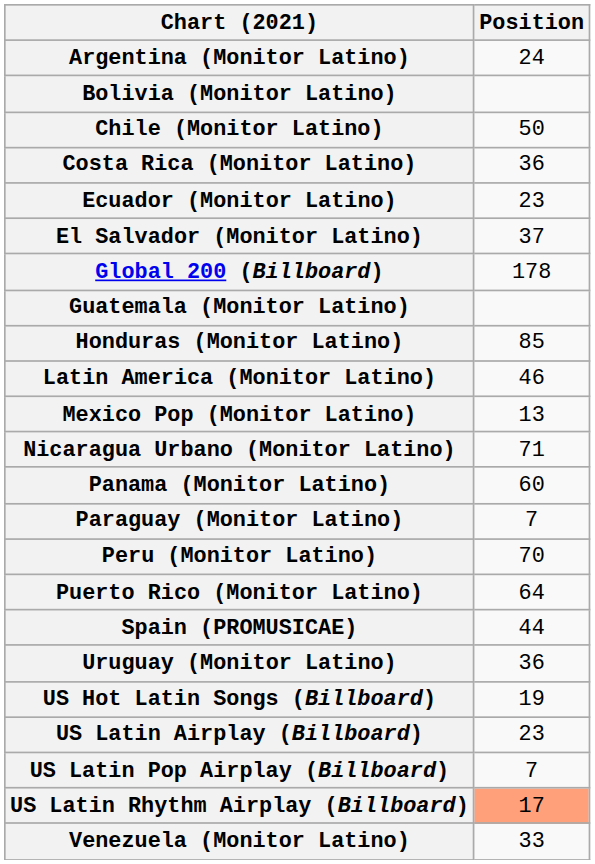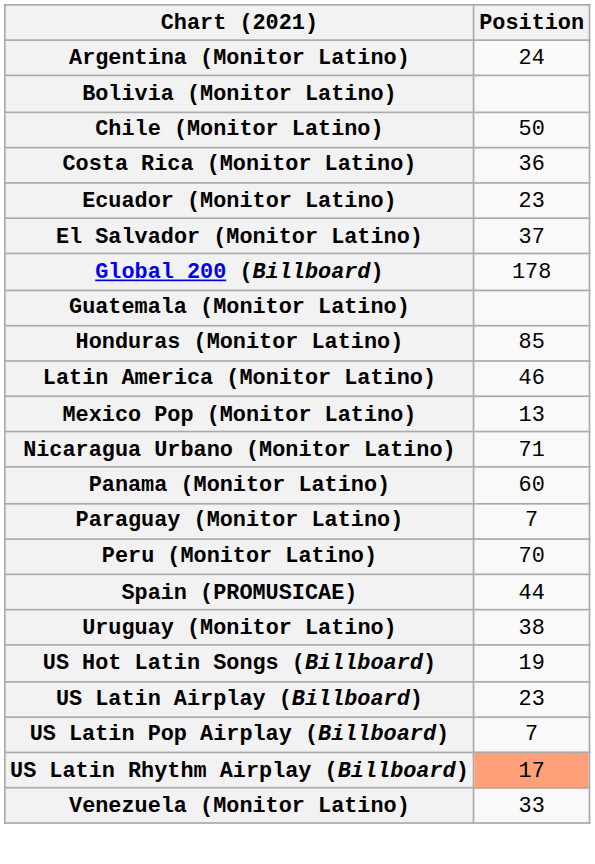- row: (239, 592)
(532, 663) 36 -> (532, 628) 38
